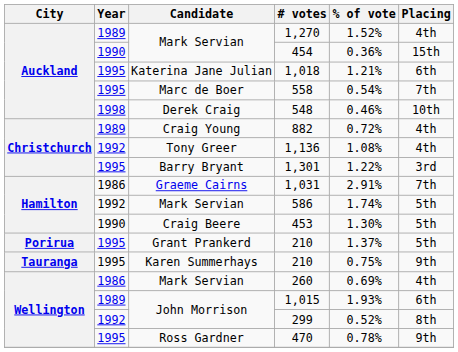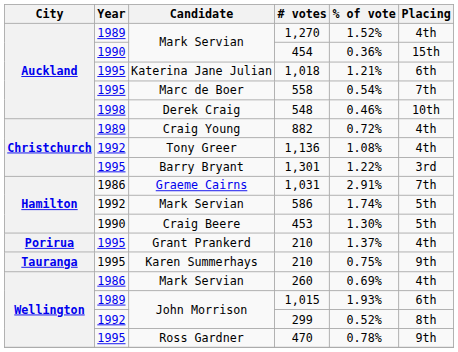(426, 243) 5th -> (426, 243) 4th
